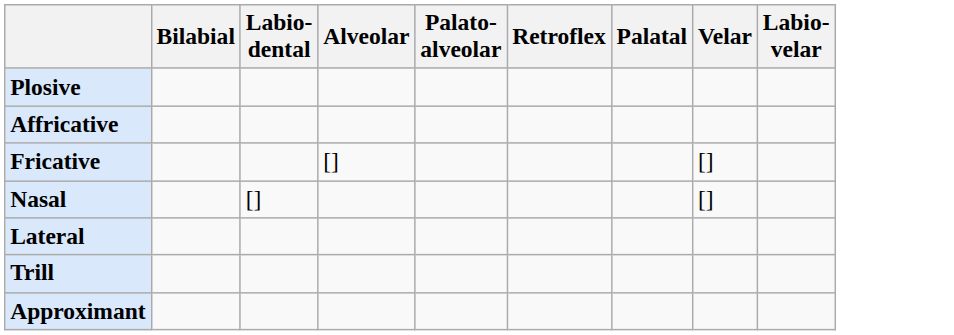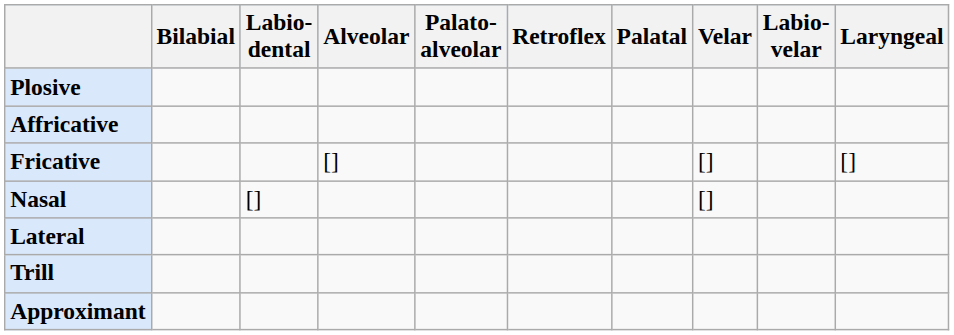+ column: (892, 36)
